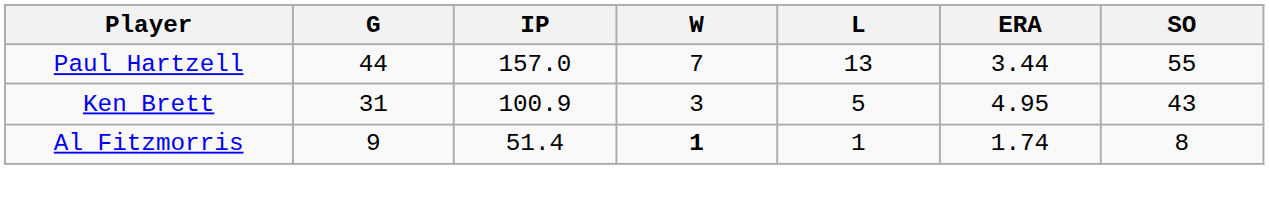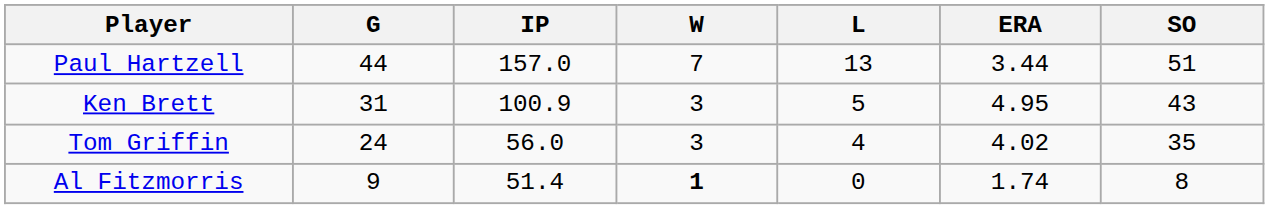(1182, 64) 55 -> (1182, 64) 51
+ row: (149, 144)
(858, 144) 1 -> (858, 183) 0
